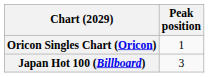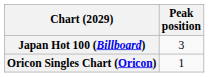rows swapped: (82, 44) <-> (82, 63)
